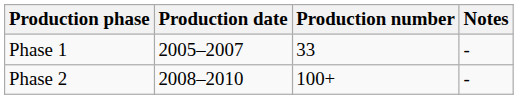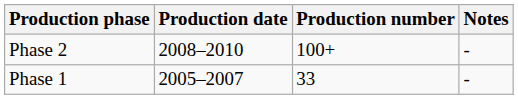rows swapped: (38, 49) <-> (38, 79)
